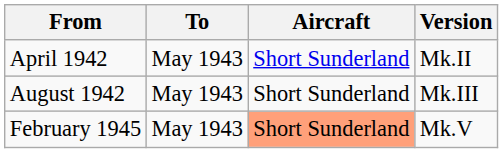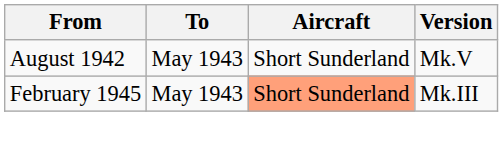- row: (59, 57)
(449, 93) Mk.III -> (446, 57) Mk.V
(446, 128) Mk.V -> (449, 93) Mk.III
